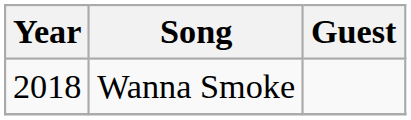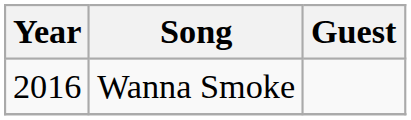(47, 85) 2018 -> (47, 85) 2016
